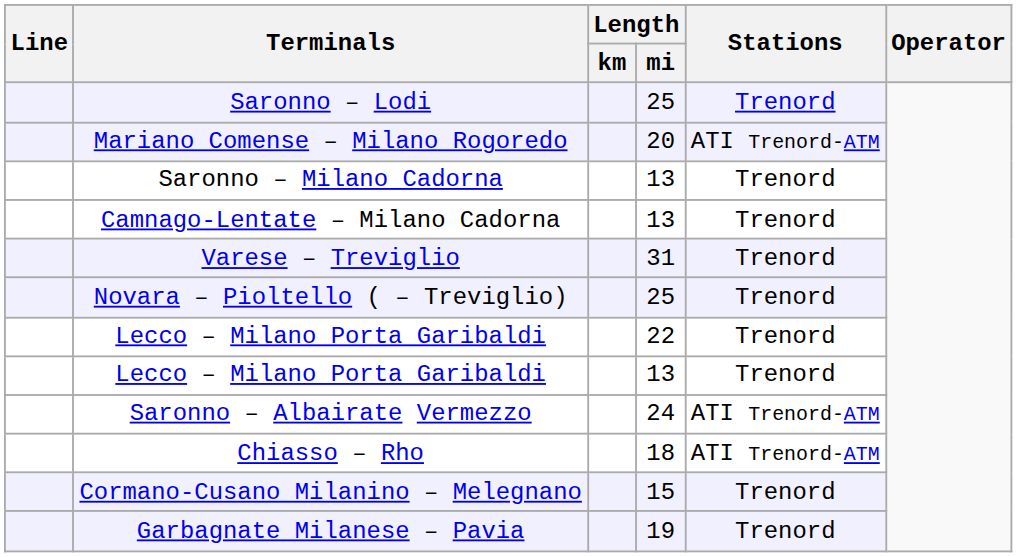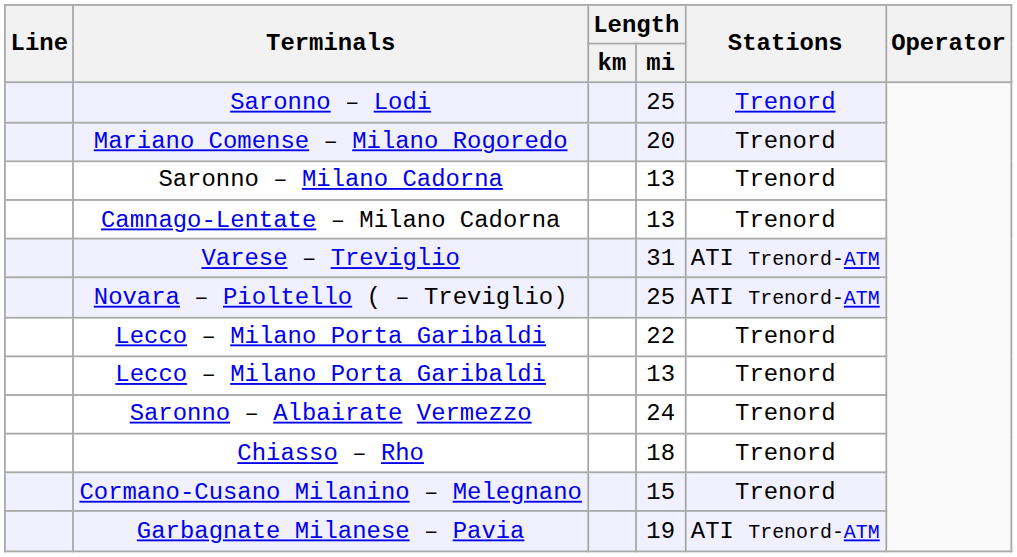(785, 141) ATI Trenord-ATM -> (785, 141) Trenord
(785, 258) Trenord -> (785, 258) ATI Trenord-ATM
(785, 297) Trenord -> (785, 297) ATI Trenord-ATM
(785, 414) ATI Trenord-ATM -> (785, 414) Trenord
(785, 453) ATI Trenord-ATM -> (785, 453) Trenord
(785, 531) Trenord -> (785, 531) ATI Trenord-ATM
